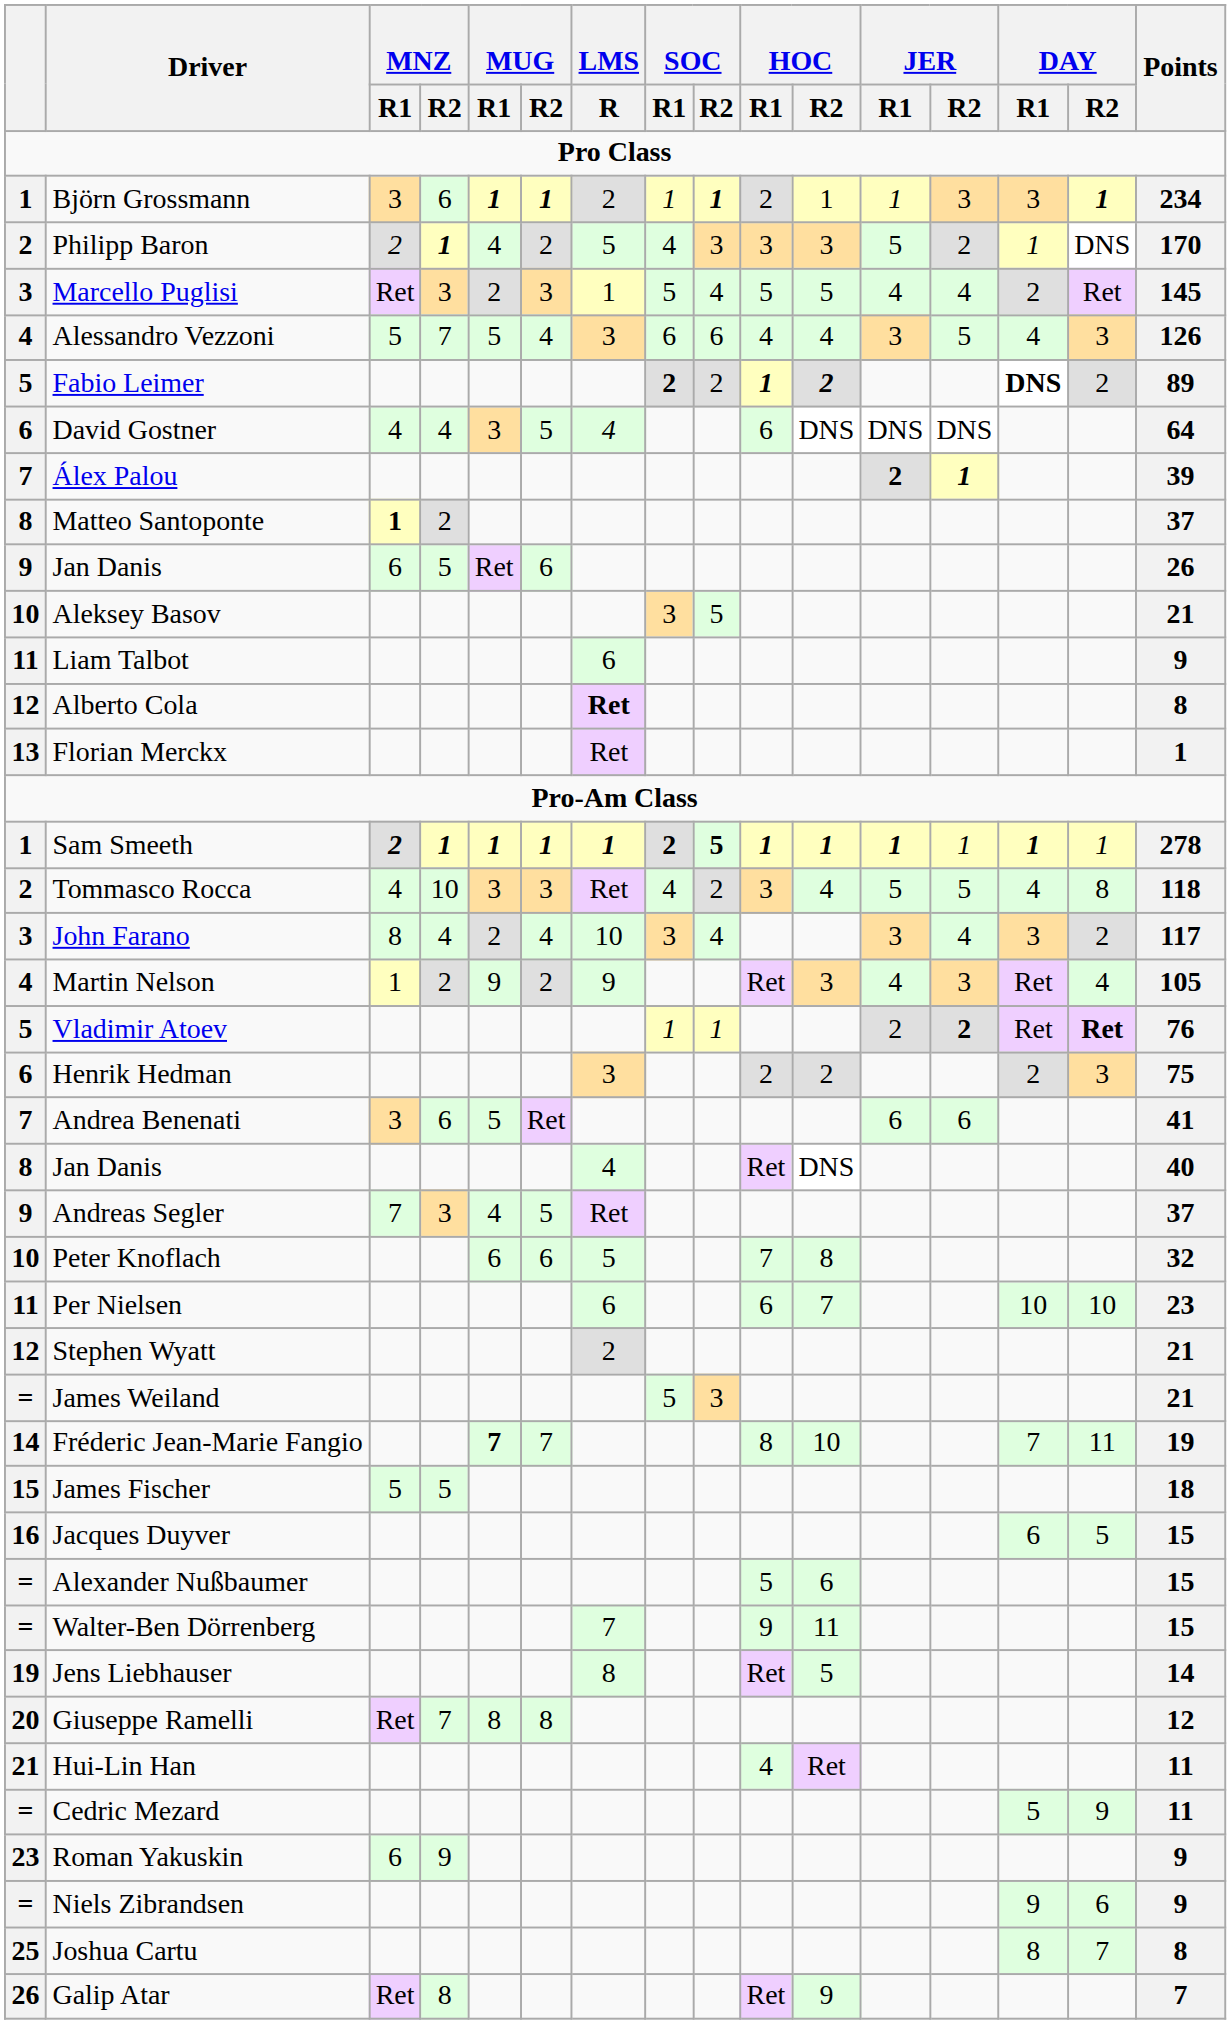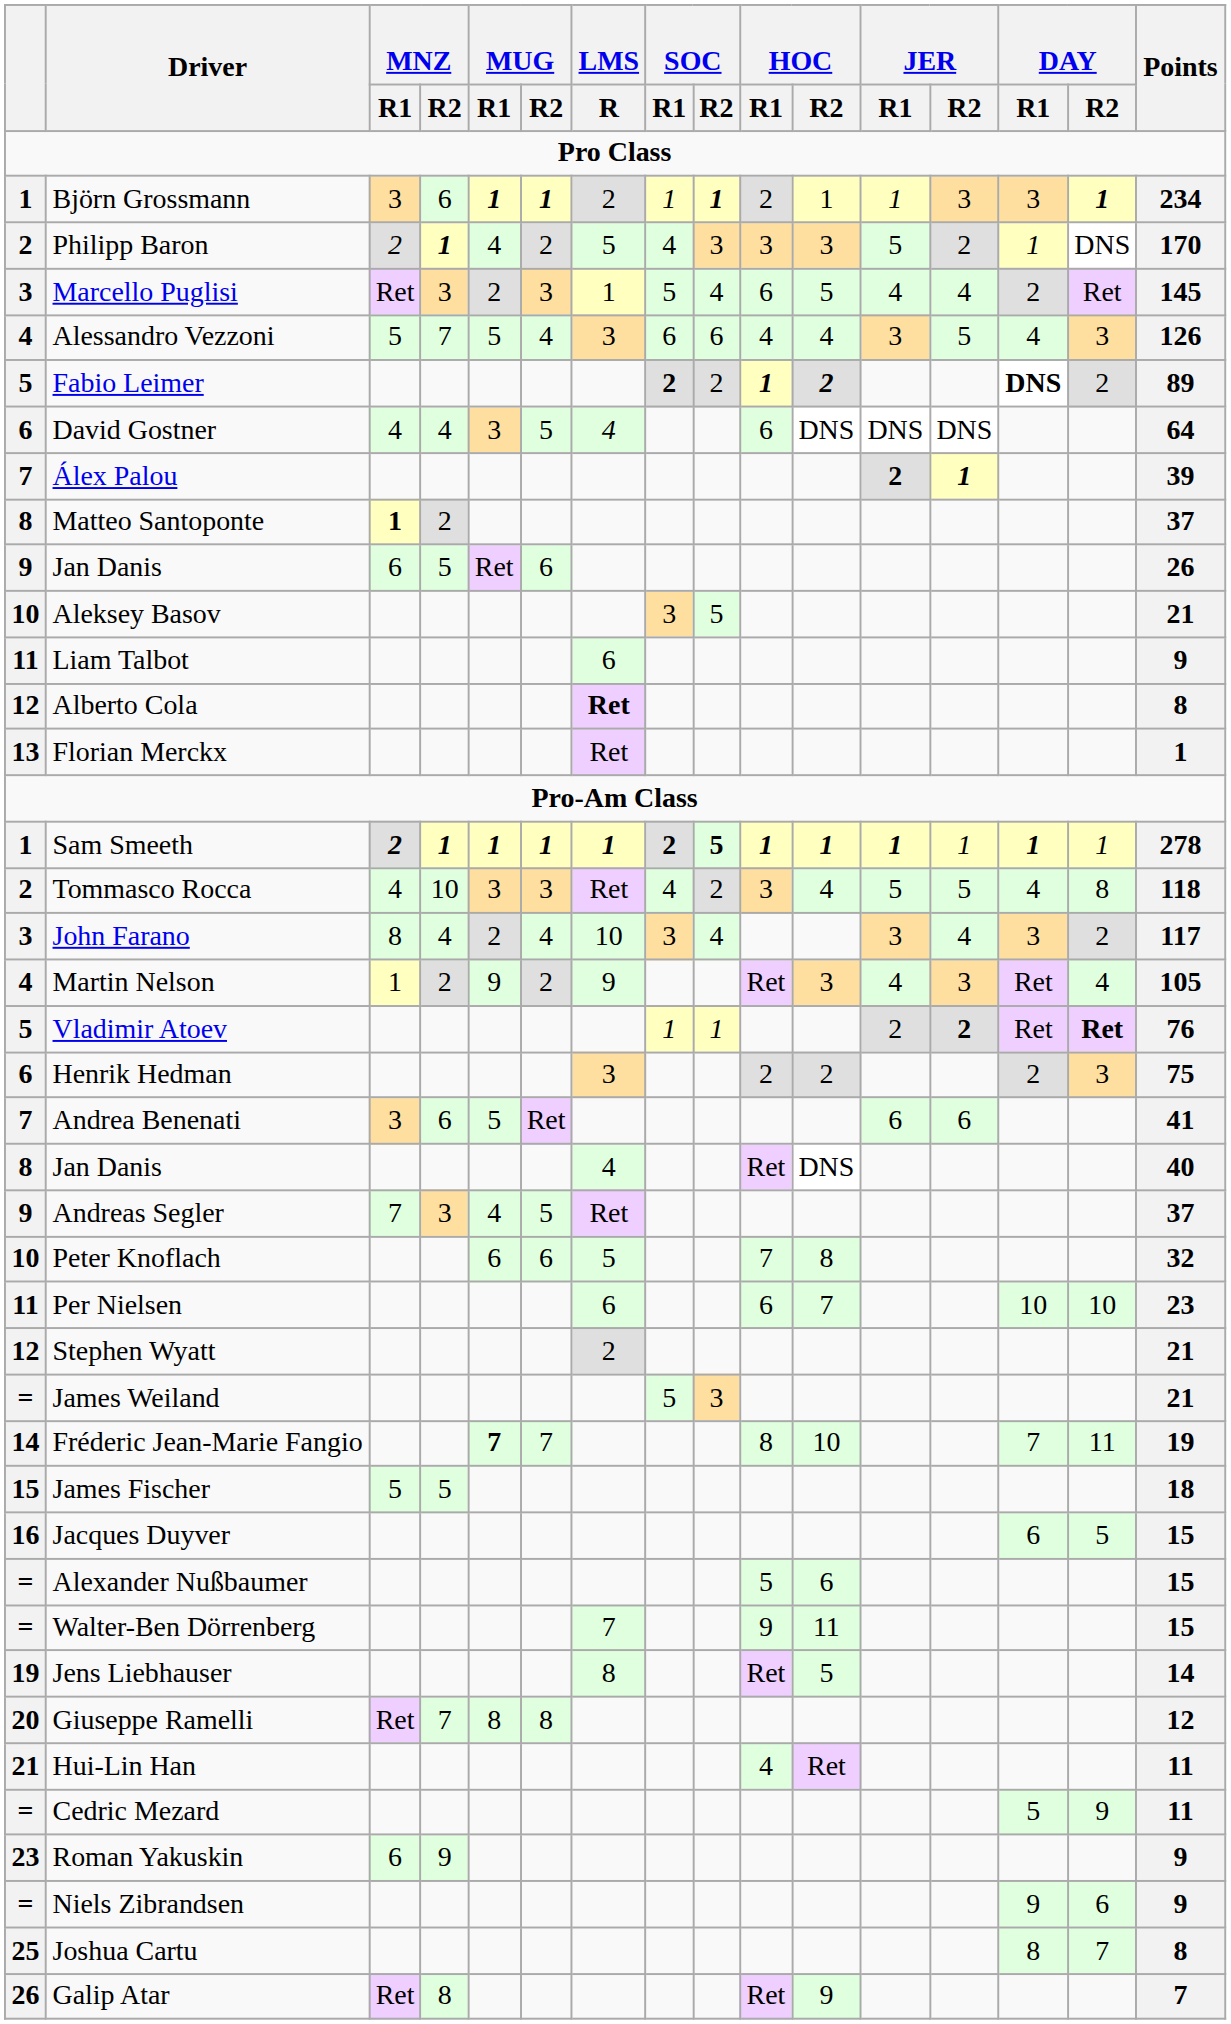(766, 291) 5 -> (766, 291) 6
